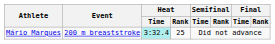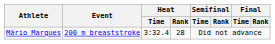(156, 33) paleturquoise background -> (156, 33) no background
(180, 33) 25 -> (180, 33) 28
